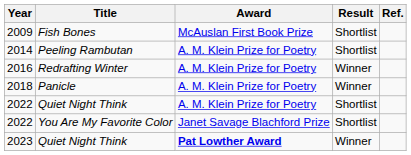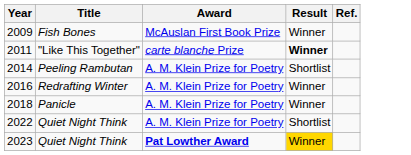(356, 31) Shortlist -> (307, 31) Winner
+ row: (19, 50)
- row: (20, 123)
(353, 141) no background -> (307, 141) gold background
